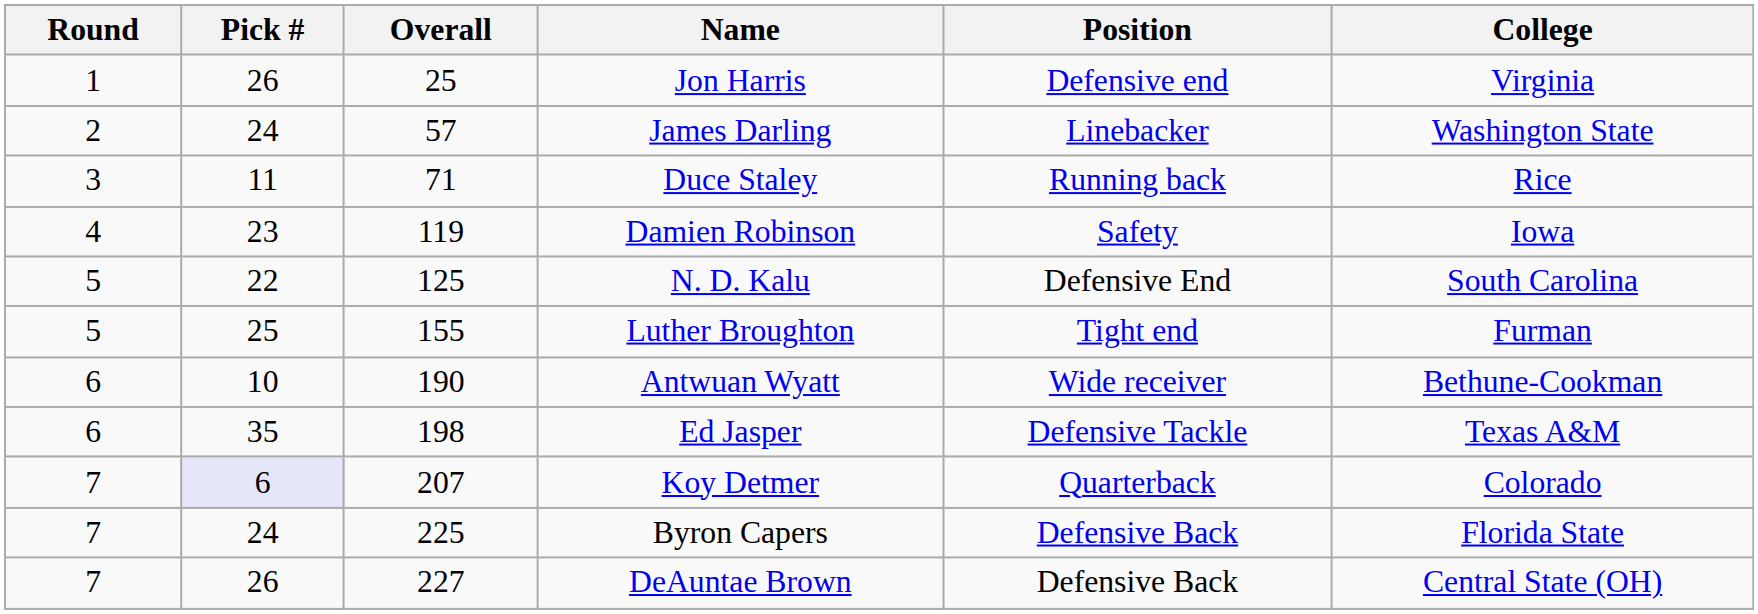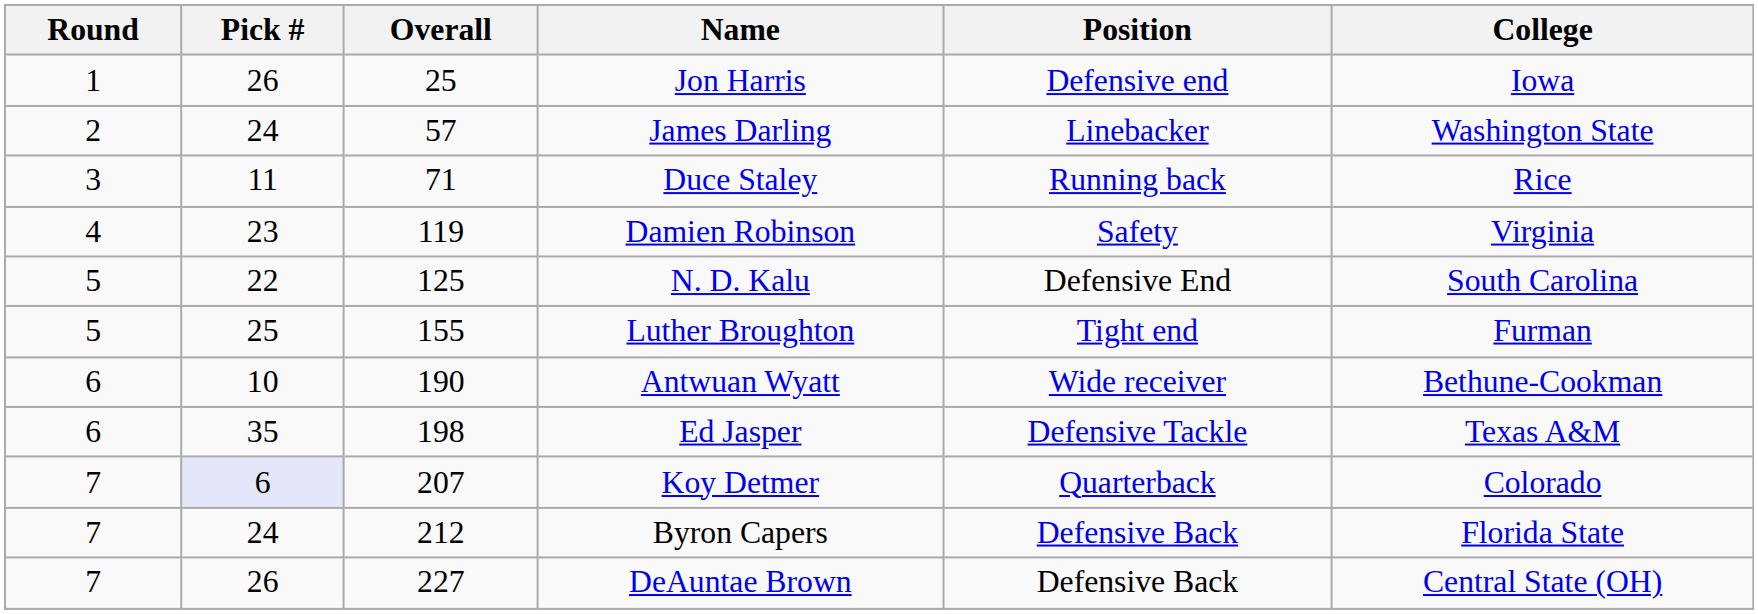(1543, 79) Virginia -> (1543, 79) Iowa
(1543, 230) Iowa -> (1543, 230) Virginia
(441, 532) 225 -> (441, 532) 212
